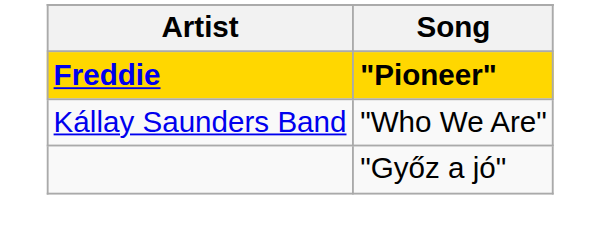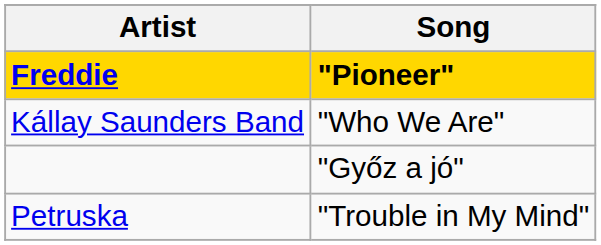+ row: (70, 215)
